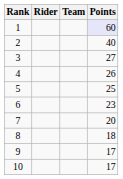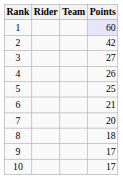(111, 43) 40 -> (111, 43) 42
(111, 105) 23 -> (111, 105) 21
